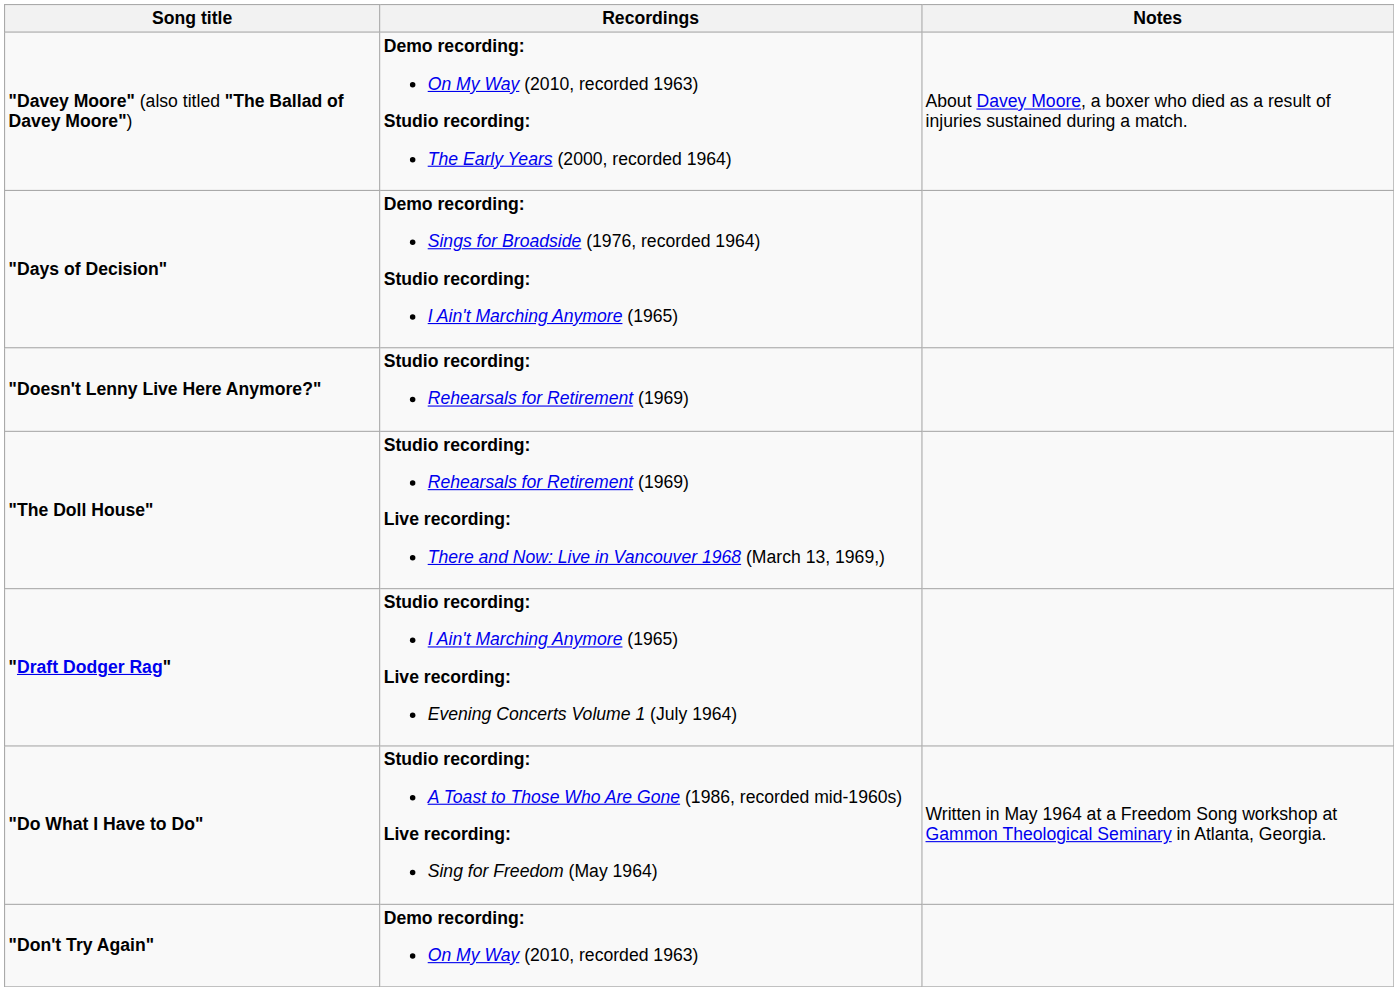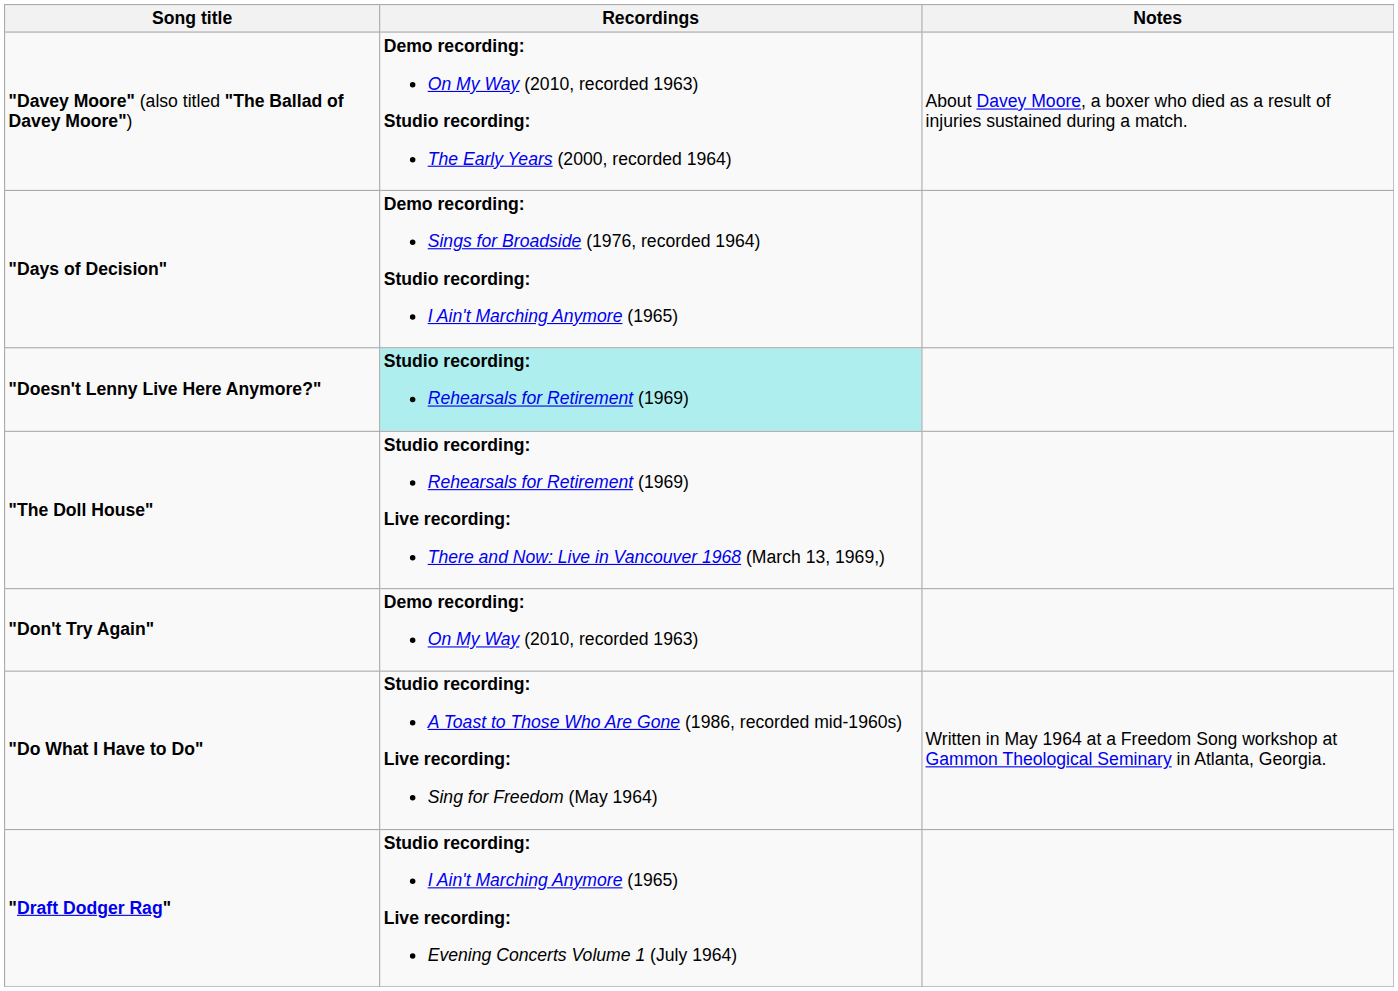(651, 381) no background -> (651, 381) paleturquoise background
rows swapped: (81, 945) <-> (90, 667)
